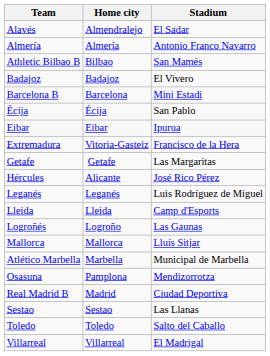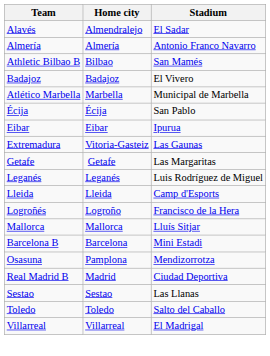rows swapped: (33, 95) <-> (44, 260)
(196, 144) Francisco de la Hera -> (178, 144) Las Gaunas
- row: (25, 177)
(178, 227) Las Gaunas -> (196, 210) Francisco de la Hera
